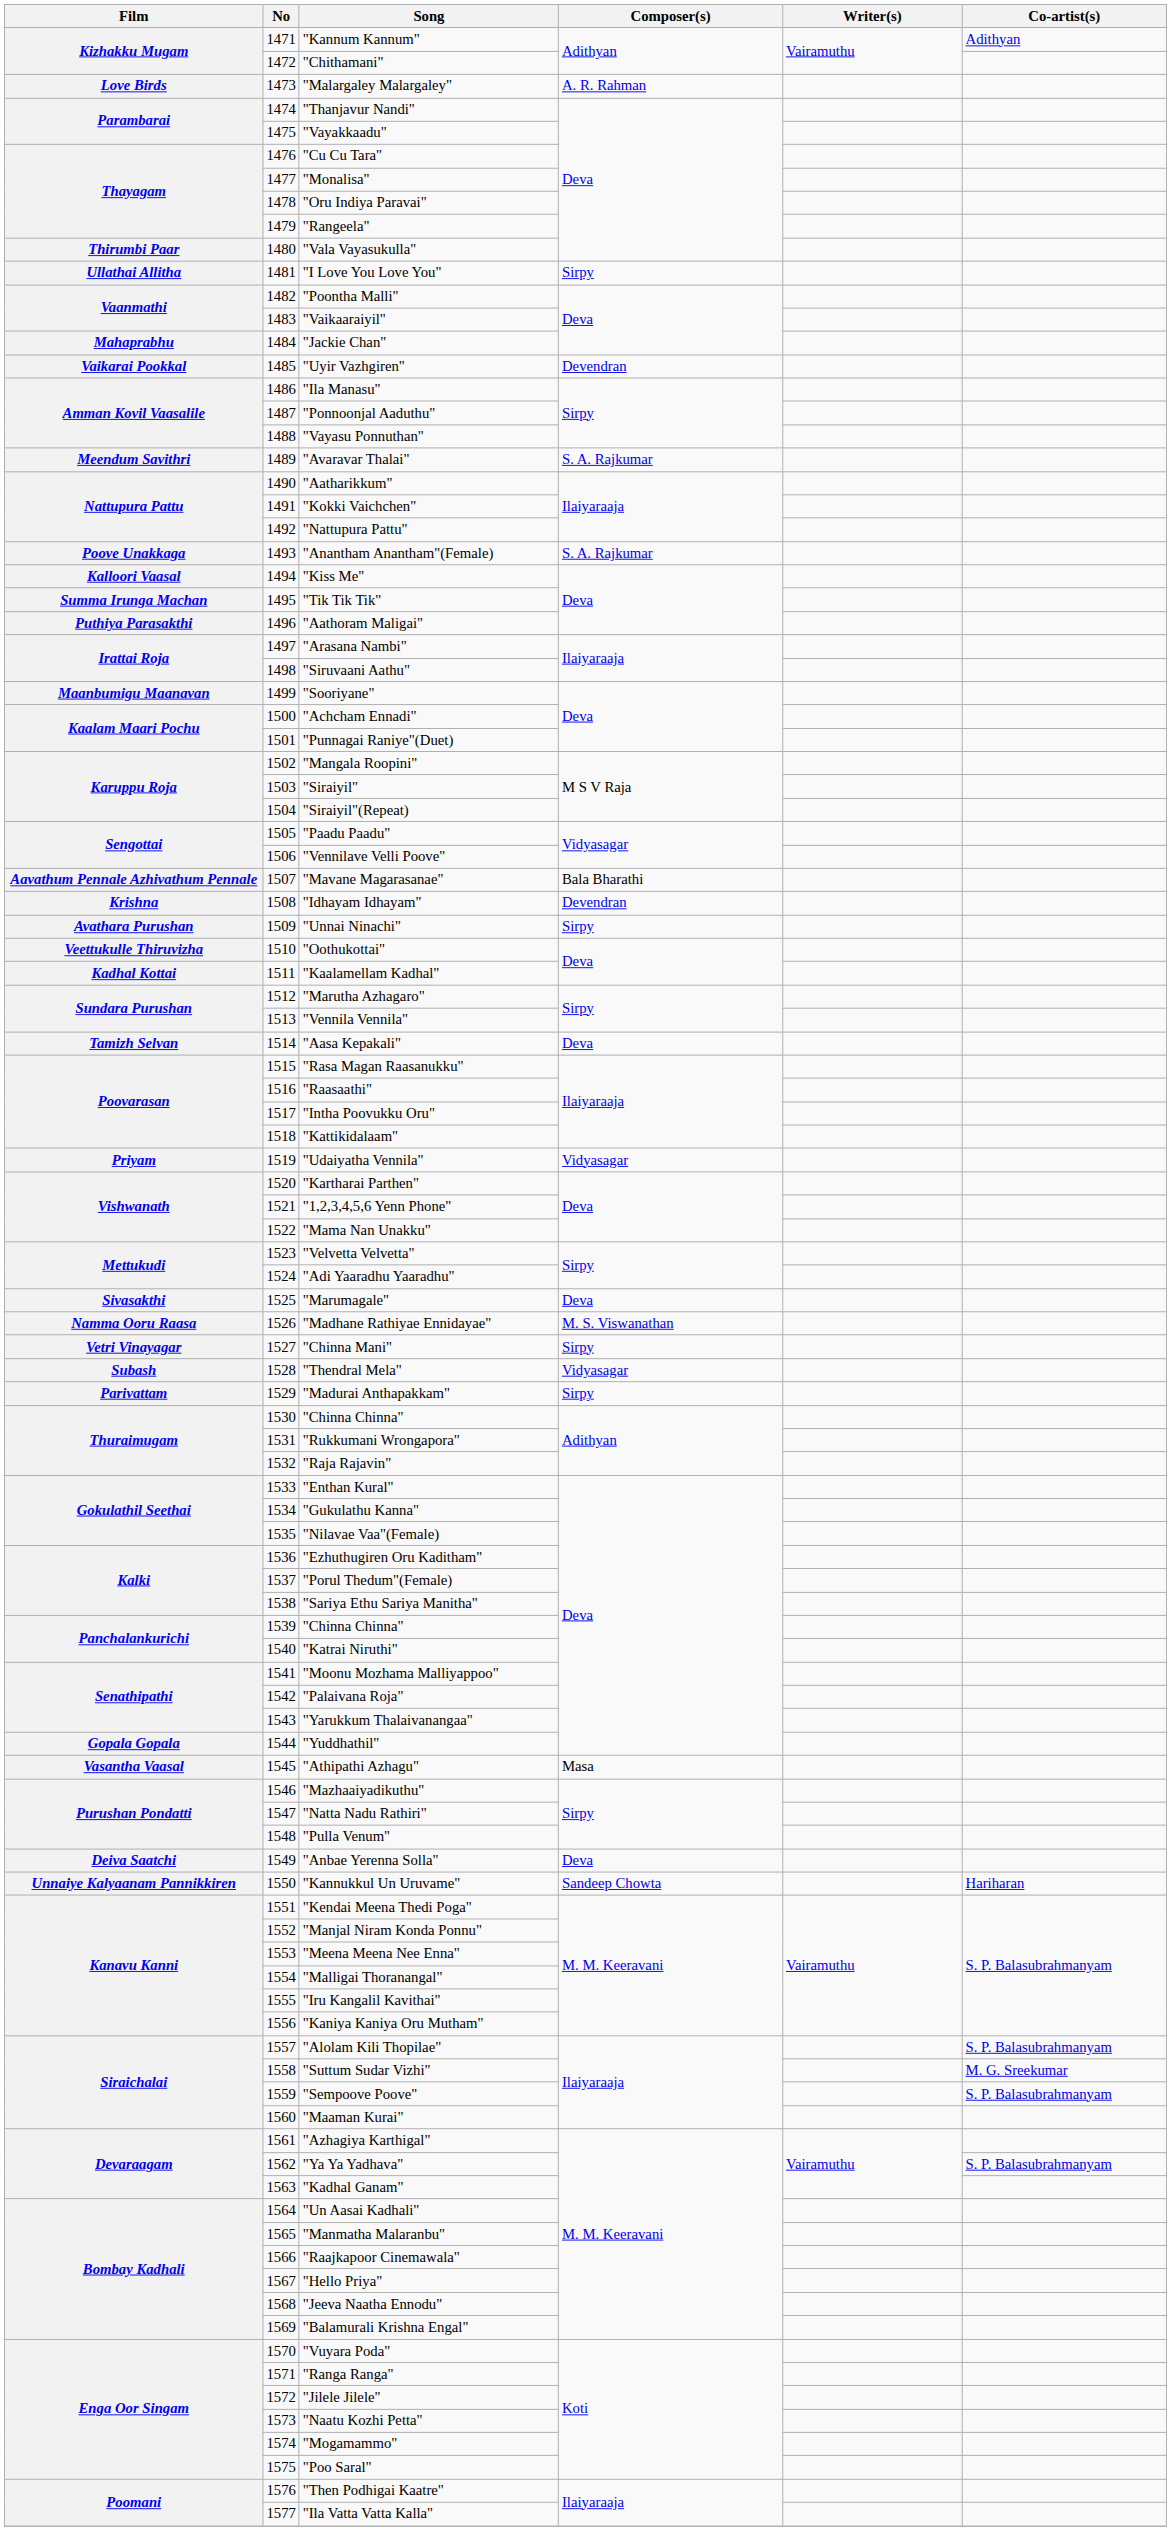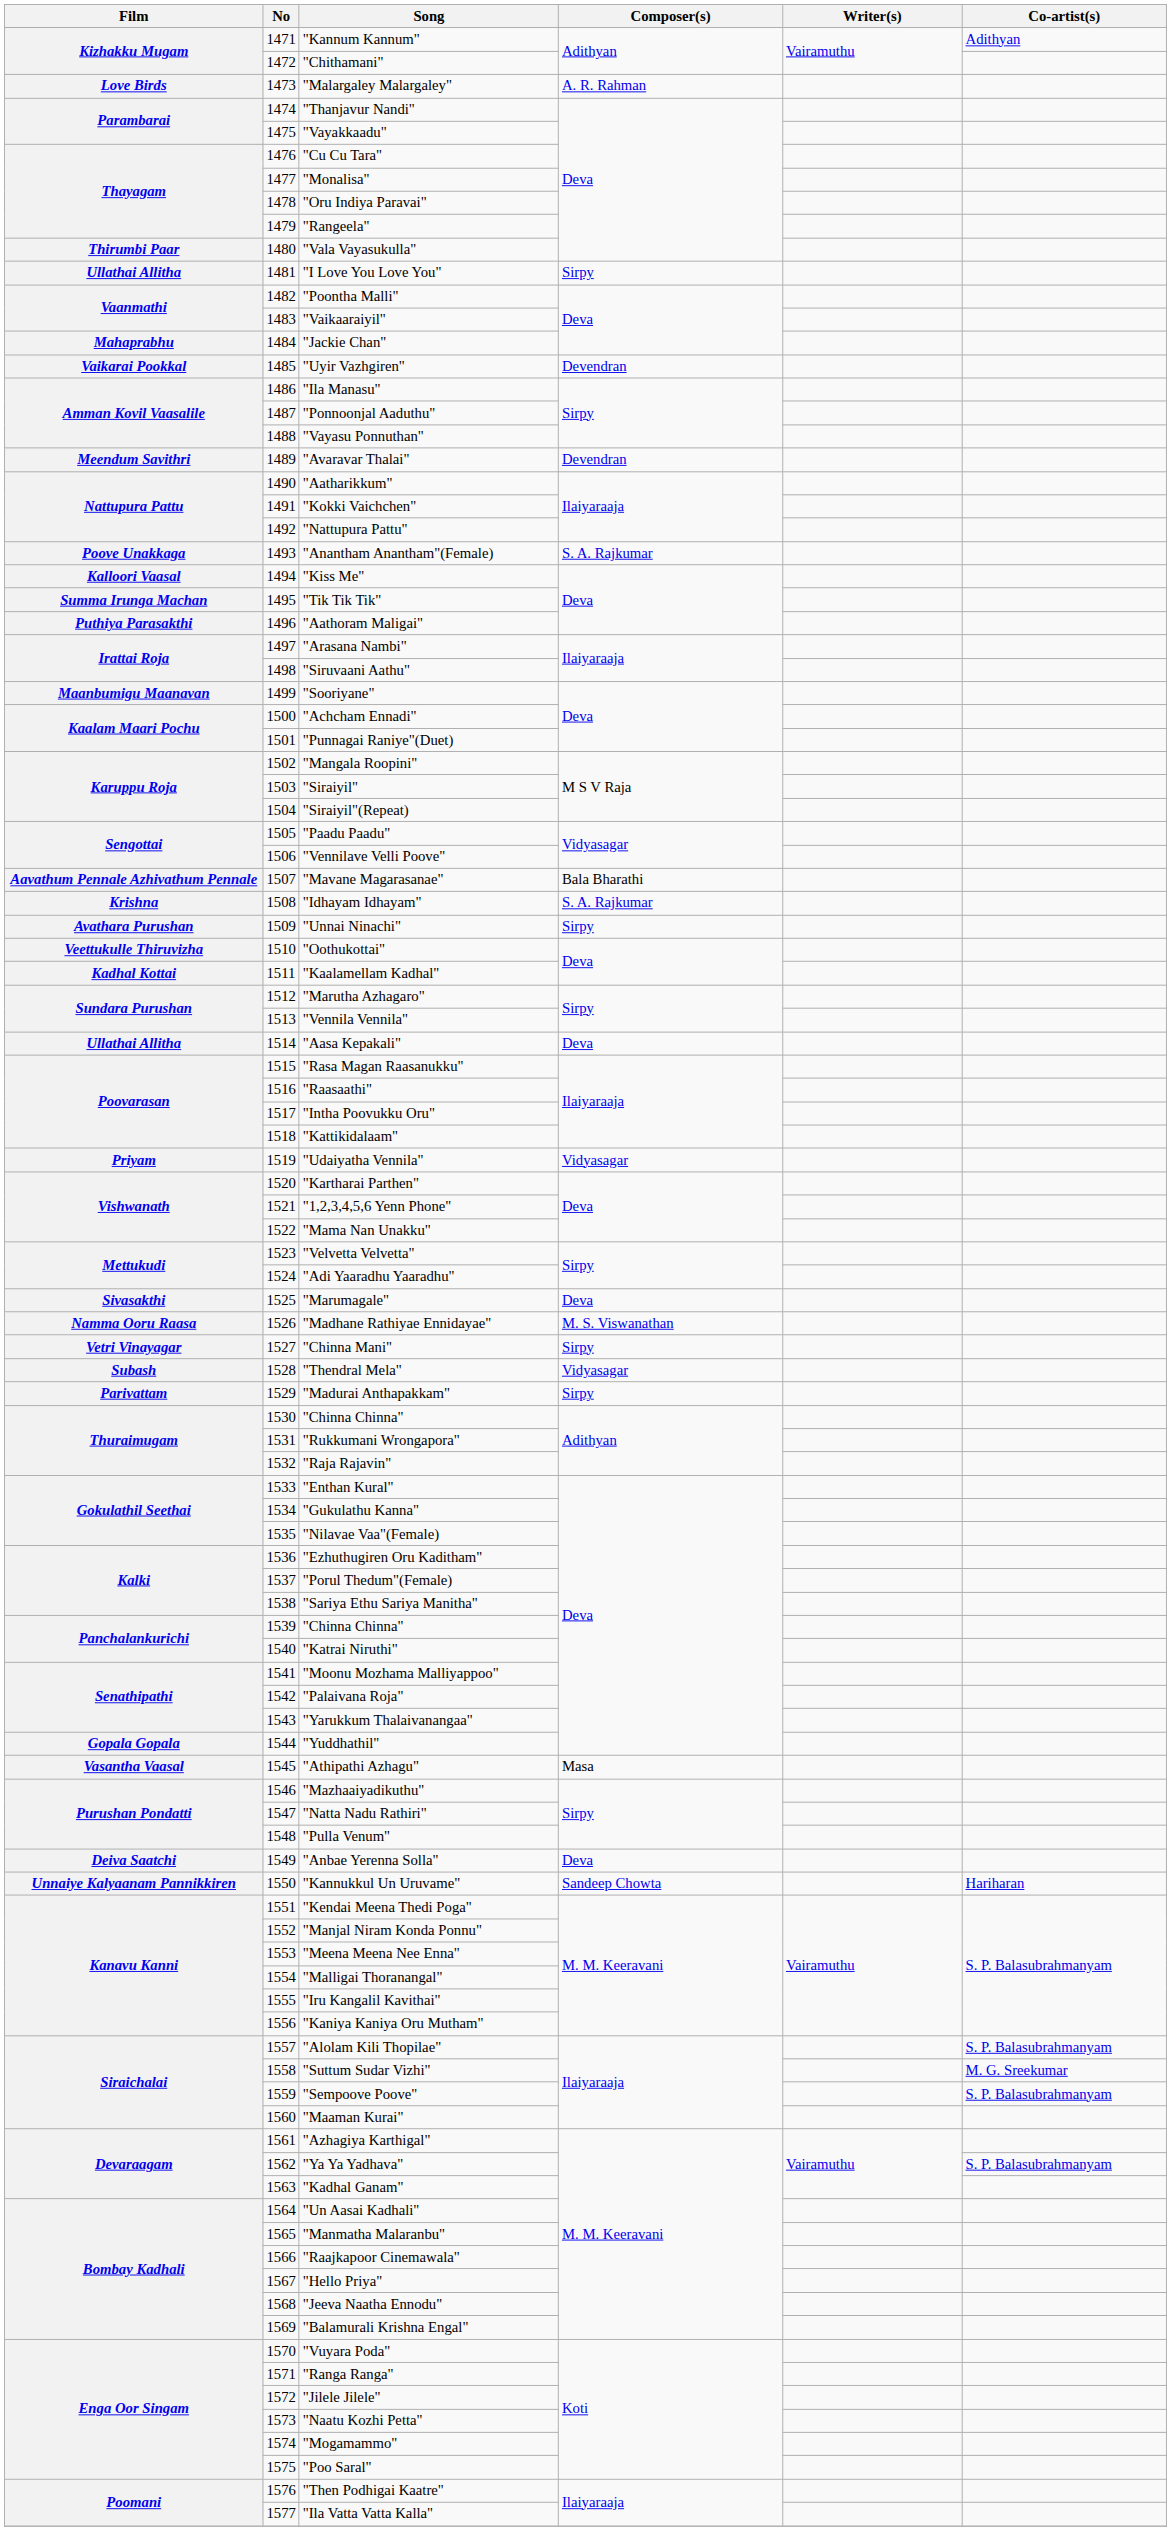(607, 459) S. A. Rajkumar -> (594, 459) Devendran
(594, 903) Devendran -> (607, 903) S. A. Rajkumar
(134, 1043) Tamizh Selvan -> (134, 1043) Ullathai Allitha
